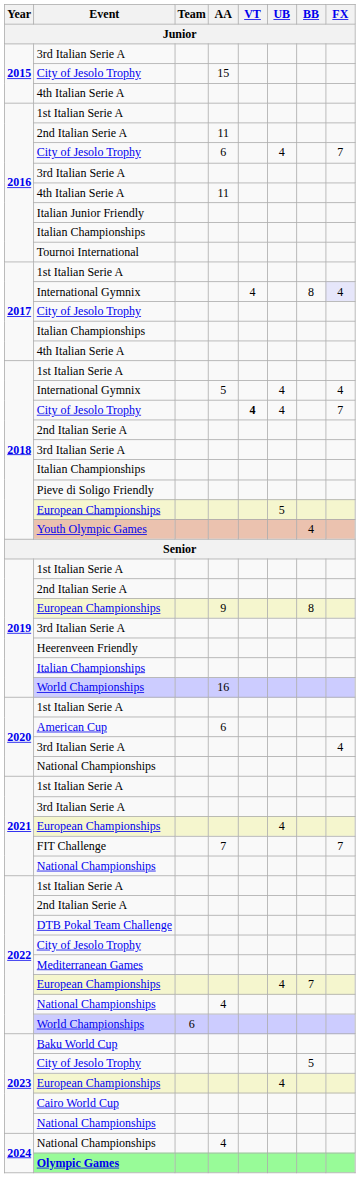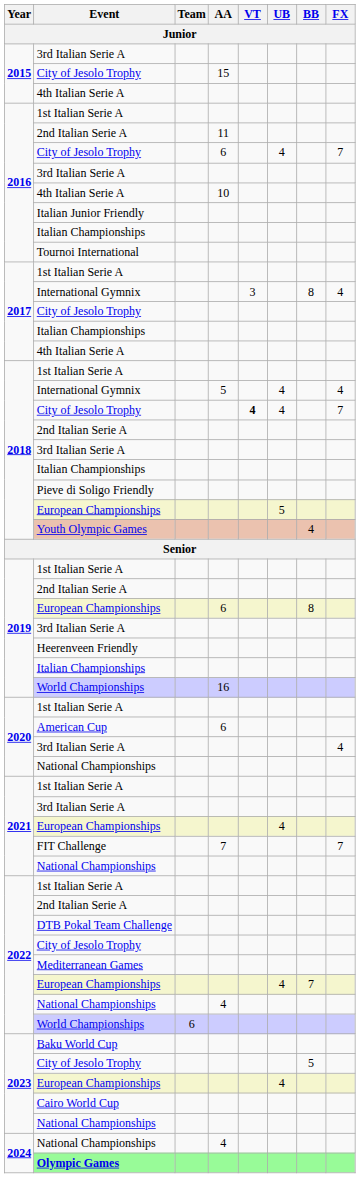(223, 192) 11 -> (223, 192) 10
(253, 291) 4 -> (253, 291) 3
(340, 291) lavender background -> (340, 291) no background
(223, 608) 9 -> (223, 608) 6
